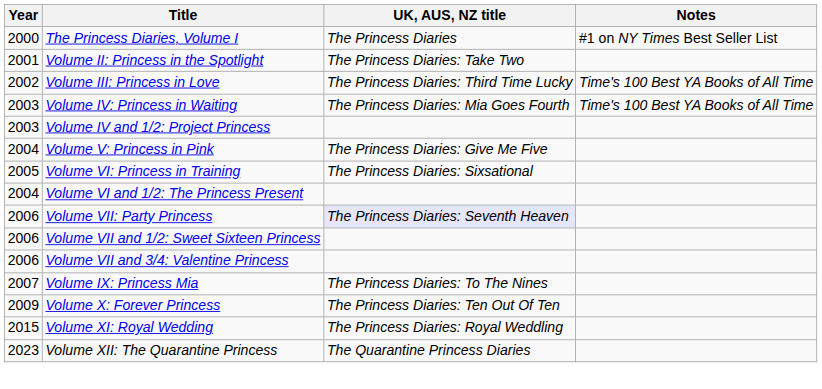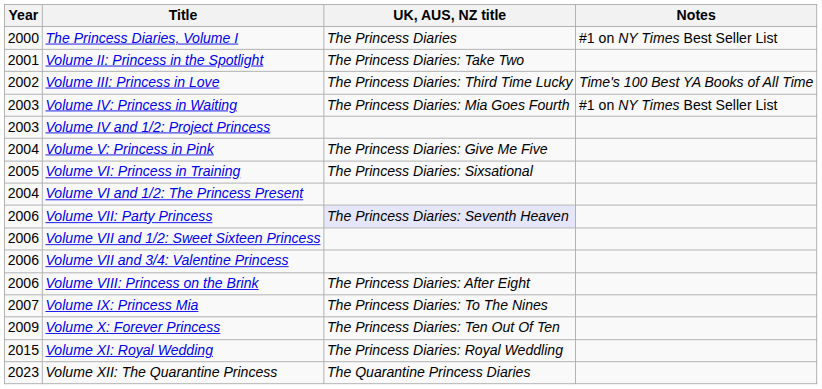(696, 104) Time's 100 Best YA Books of All Time -> (678, 104) #1 on NY Times Best Seller List
+ row: (152, 283)
